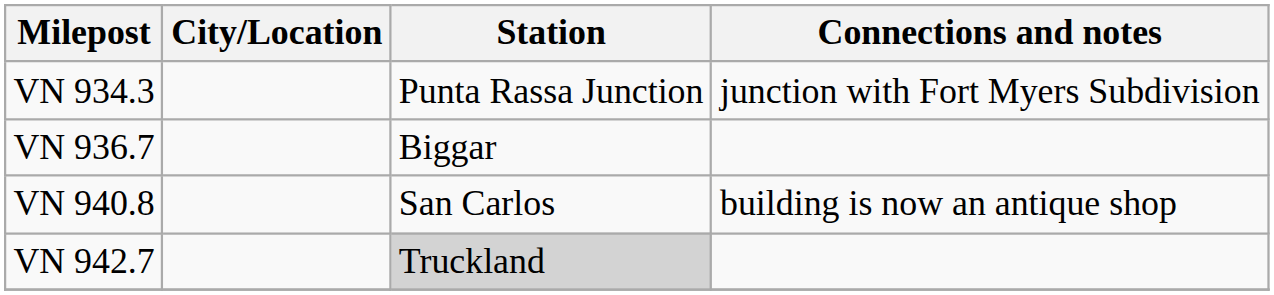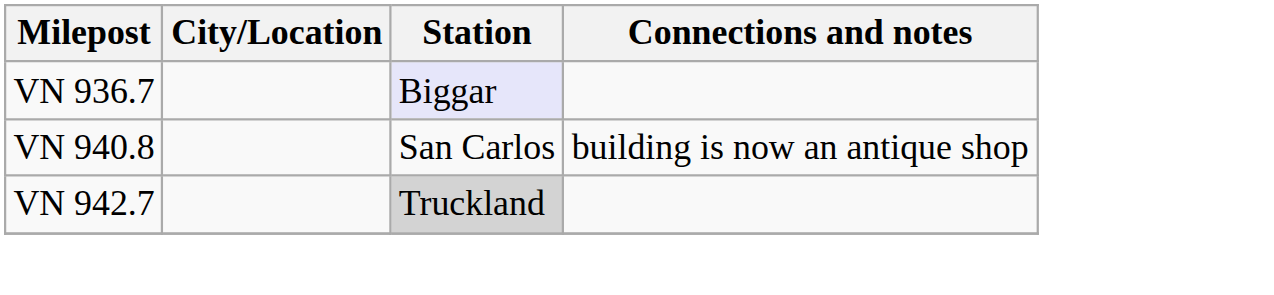- row: (84, 89)
(448, 146) no background -> (448, 89) lavender background
